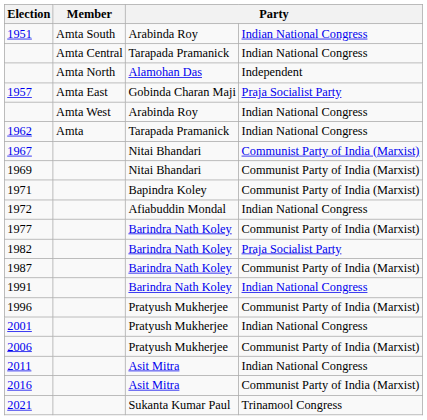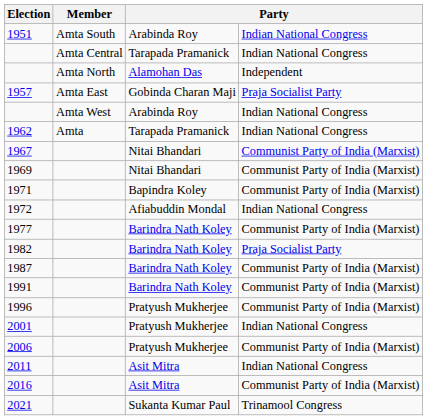(304, 287) Indian National Congress -> (331, 287) Communist Party of India (Marxist)
